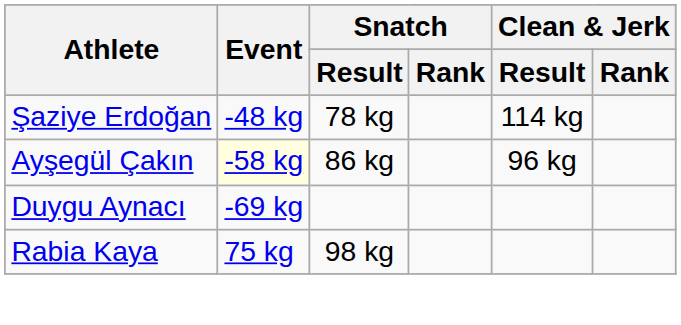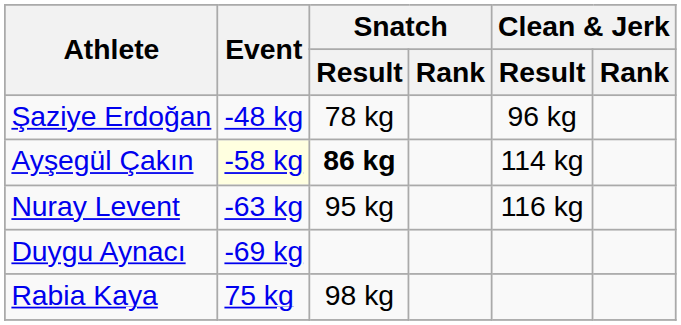(542, 116) 114 kg -> (542, 116) 96 kg
(359, 161) normal -> (359, 161) bold
(542, 161) 96 kg -> (542, 161) 114 kg
+ row: (96, 206)
